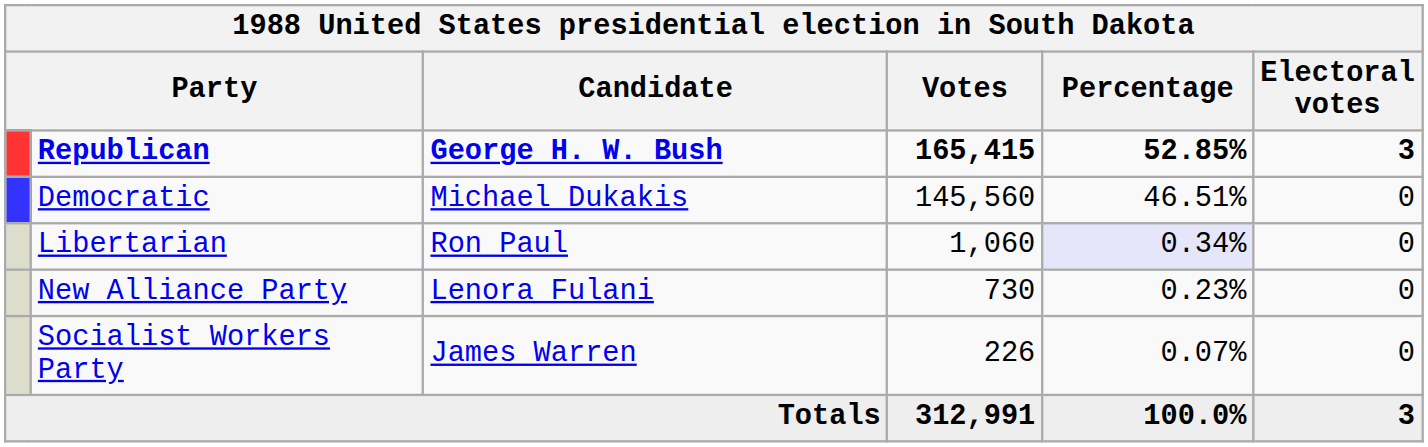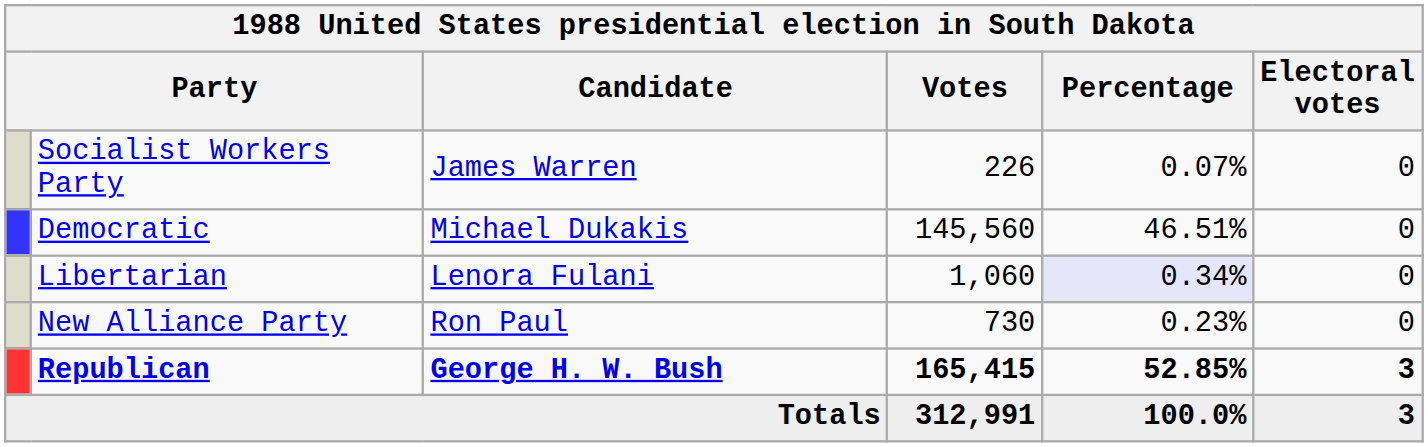rows swapped: (124, 154) <-> (184, 355)
(499, 246) Ron Paul -> (542, 279) Lenora Fulani
(542, 292) Lenora Fulani -> (499, 325) Ron Paul
